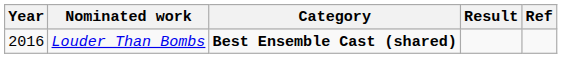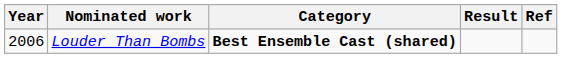(26, 41) 2016 -> (26, 41) 2006
